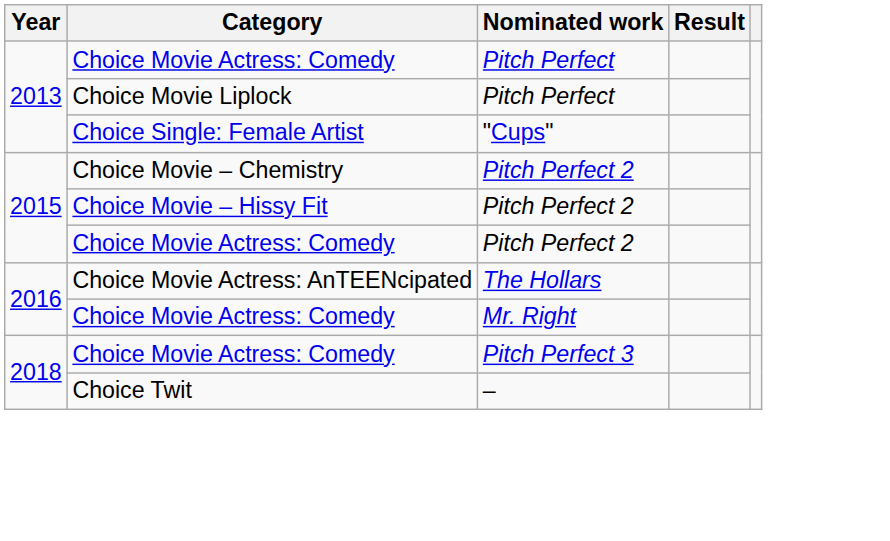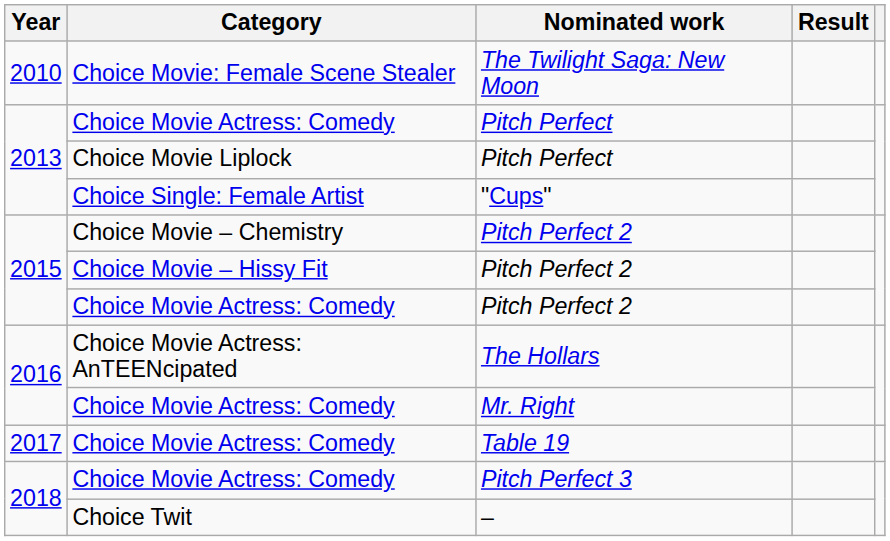+ row: (264, 72)
+ row: (234, 443)
